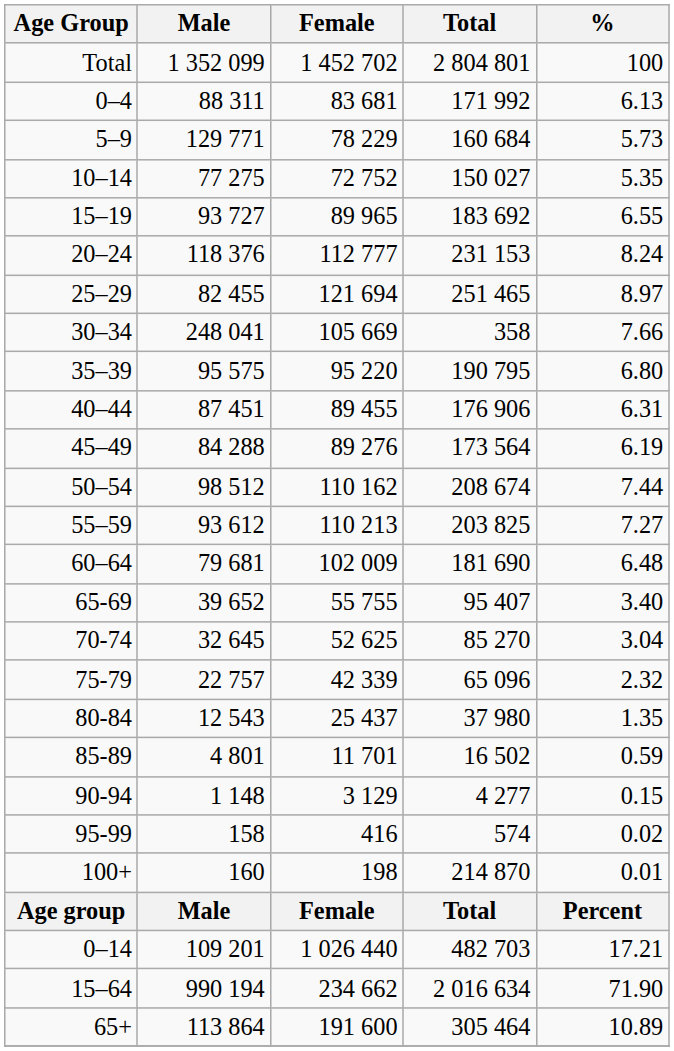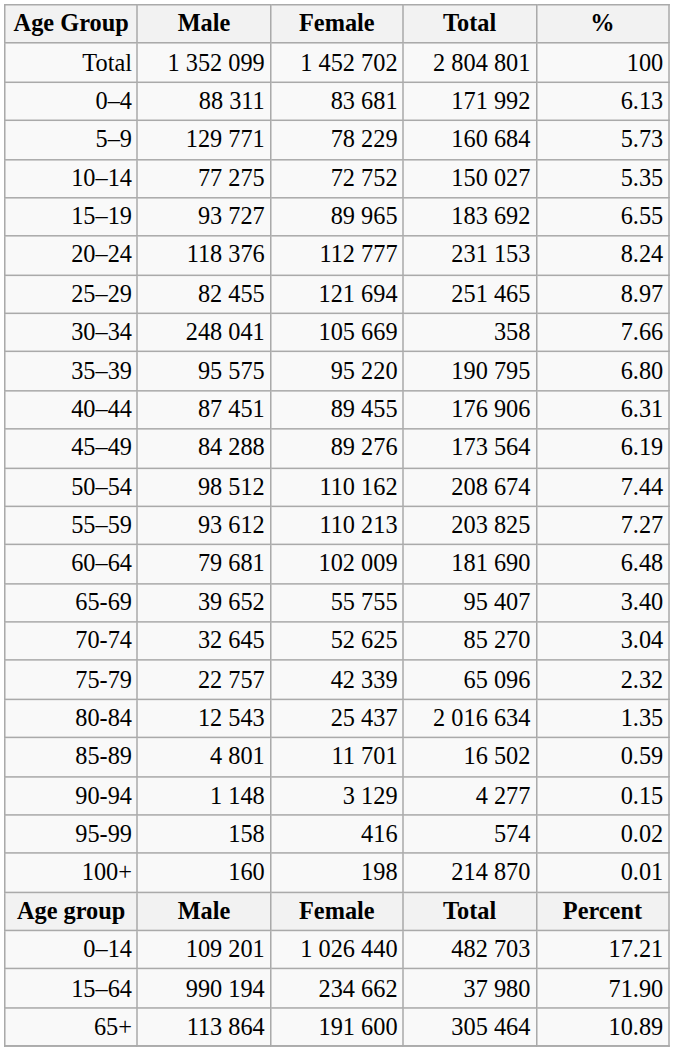(497, 718) 37 980 -> (482, 718) 2 016 634
(482, 988) 2 016 634 -> (497, 988) 37 980
